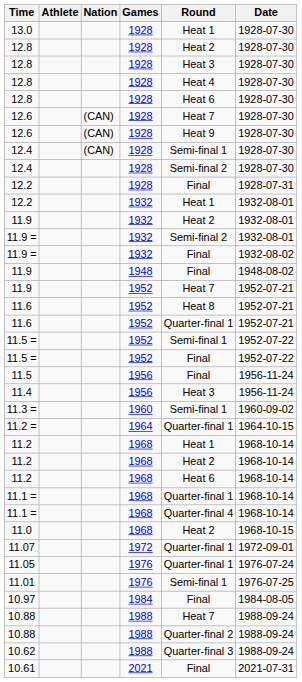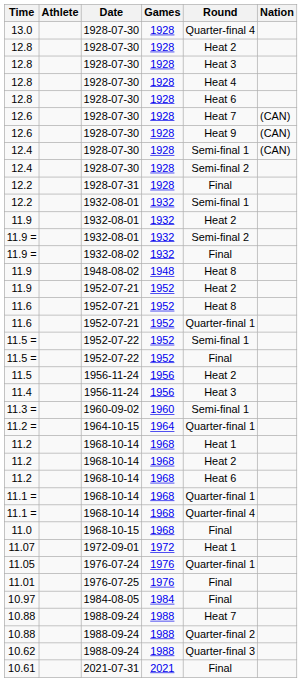columns swapped: (100, 13) <-> (266, 13)
(198, 30) Heat 1 -> (220, 30) Quarter-final 4
(198, 202) Heat 1 -> (220, 202) Semi-final 1
(198, 271) Final -> (220, 271) Heat 8
(198, 289) Heat 7 -> (220, 289) Heat 2
(198, 375) Final -> (220, 375) Heat 2
(198, 530) Heat 2 -> (220, 530) Final
(198, 548) Quarter-final 1 -> (220, 548) Heat 1
(198, 582) Semi-final 1 -> (220, 582) Final
